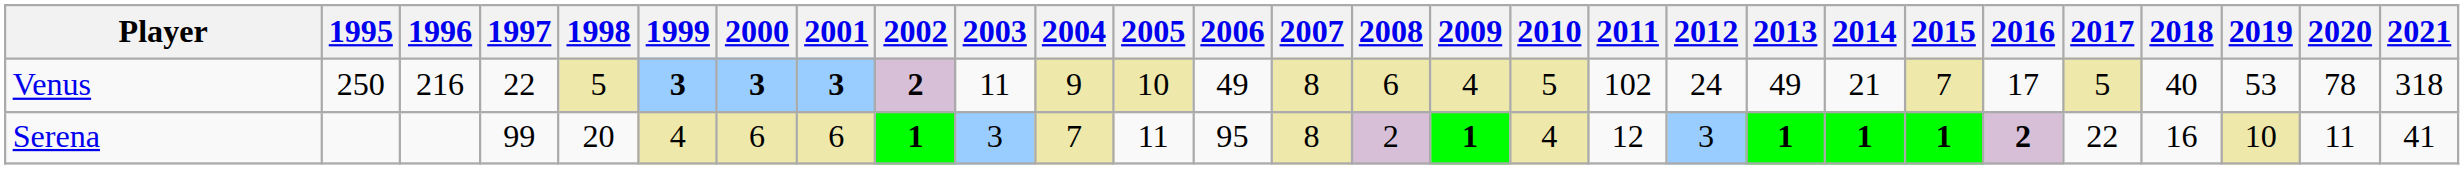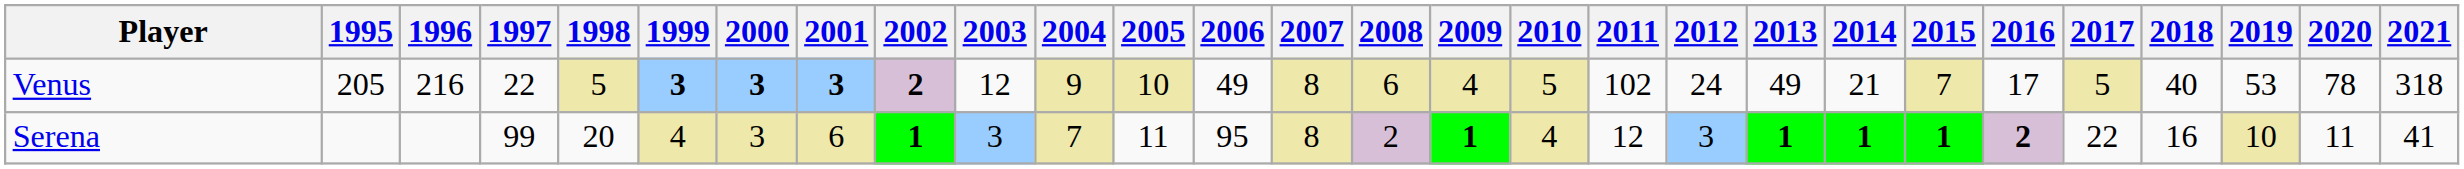(361, 84) 250 -> (361, 84) 205
(995, 84) 11 -> (995, 84) 12
(757, 137) 6 -> (757, 137) 3
